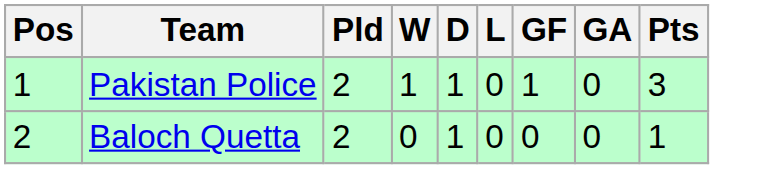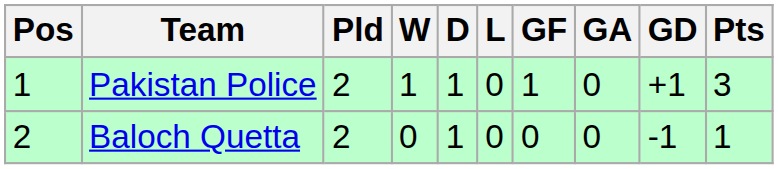+ column: (673, 30)
